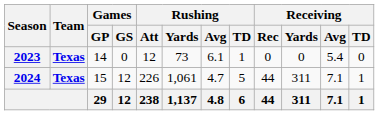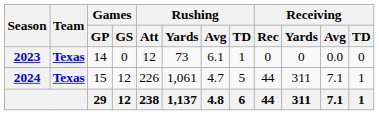(335, 57) 5.4 -> (335, 57) 0.0
